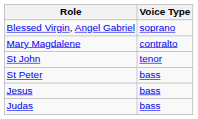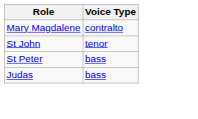- row: (71, 28)
- row: (20, 91)
